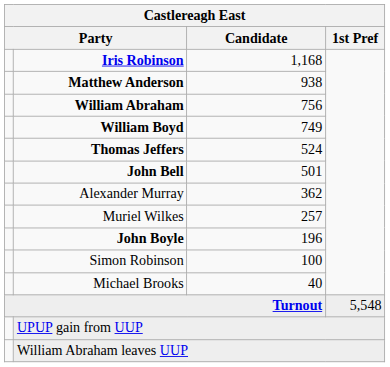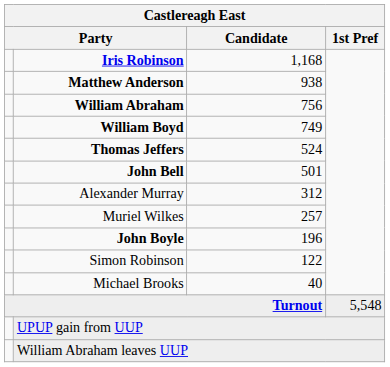(312, 194) 362 -> (312, 194) 312
(312, 261) 100 -> (312, 261) 122
